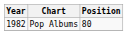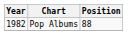(87, 24) 80 -> (87, 24) 88
